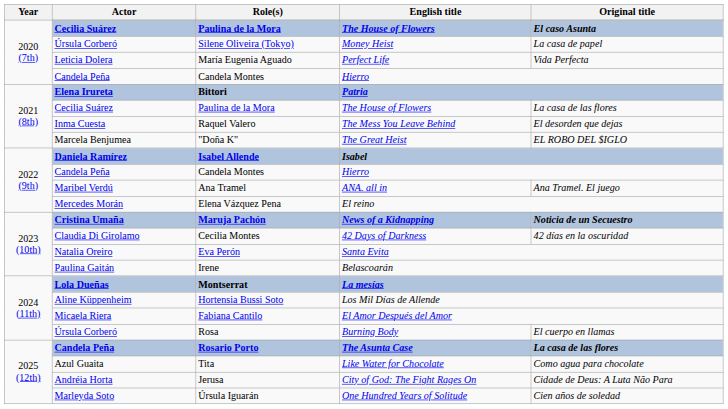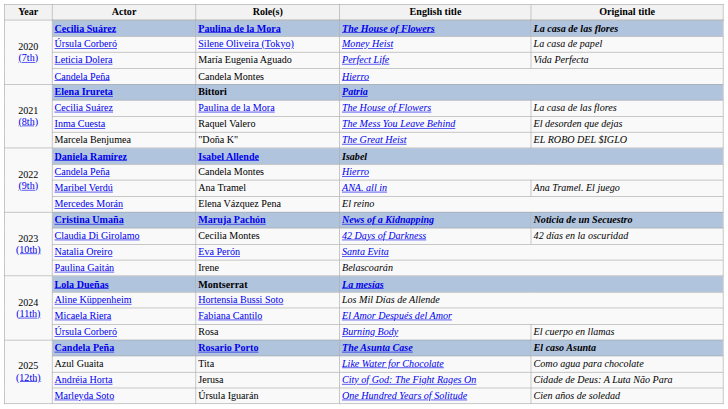(565, 28) El caso Asunta -> (576, 28) La casa de las flores
(576, 348) La casa de las flores -> (565, 348) El caso Asunta
